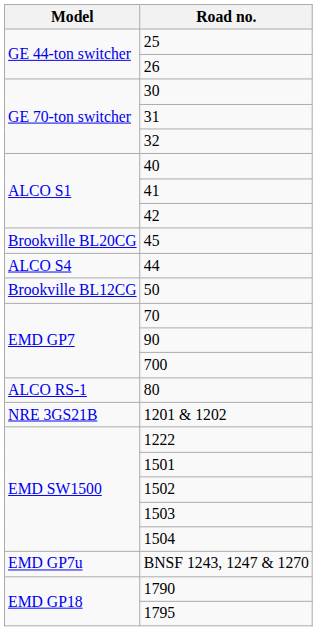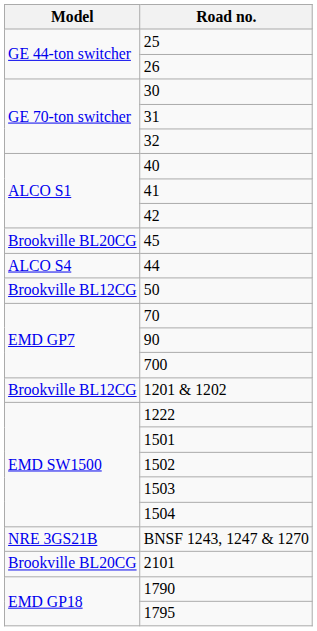- row: (152, 389)
(53, 414) NRE 3GS21B -> (72, 389) Brookville BL12CG
(45, 564) EMD GP7u -> (53, 539) NRE 3GS21B
+ row: (159, 564)
